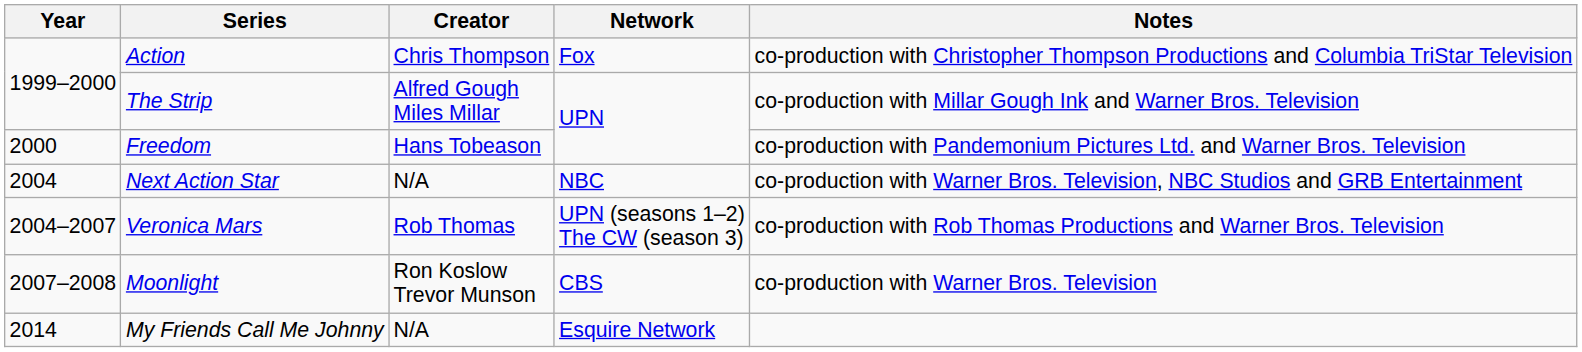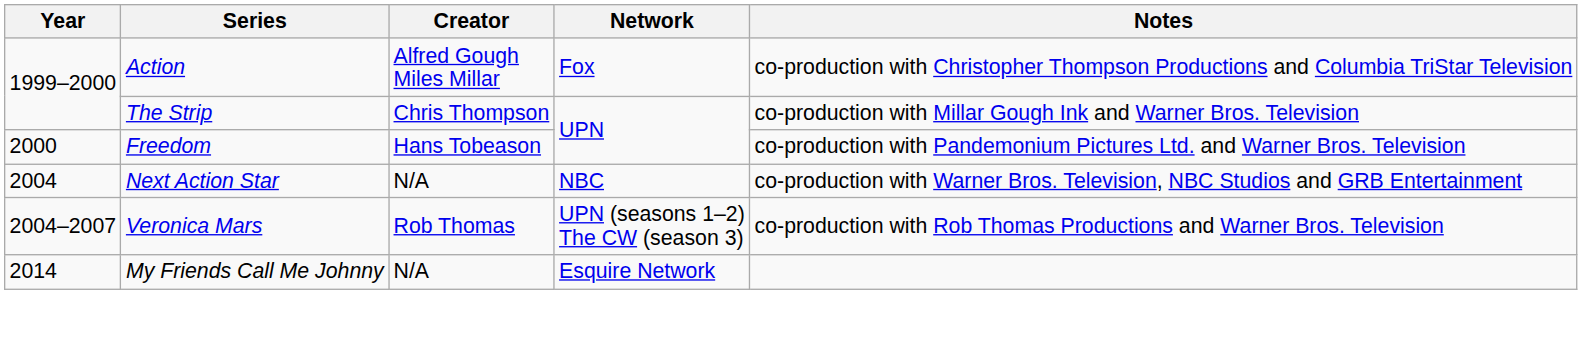(471, 55) Chris Thompson -> (456, 67) Alfred Gough Miles Millar
(456, 100) Alfred Gough Miles Millar -> (471, 112) Chris Thompson
- row: (172, 283)
